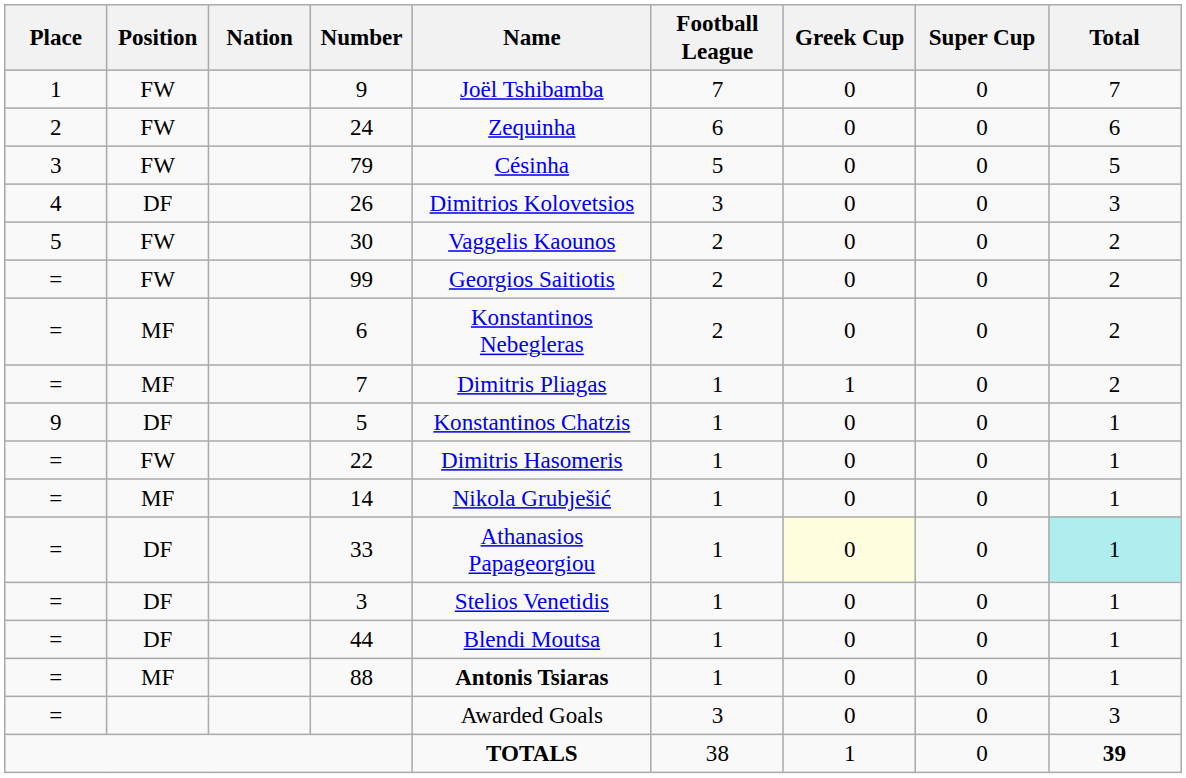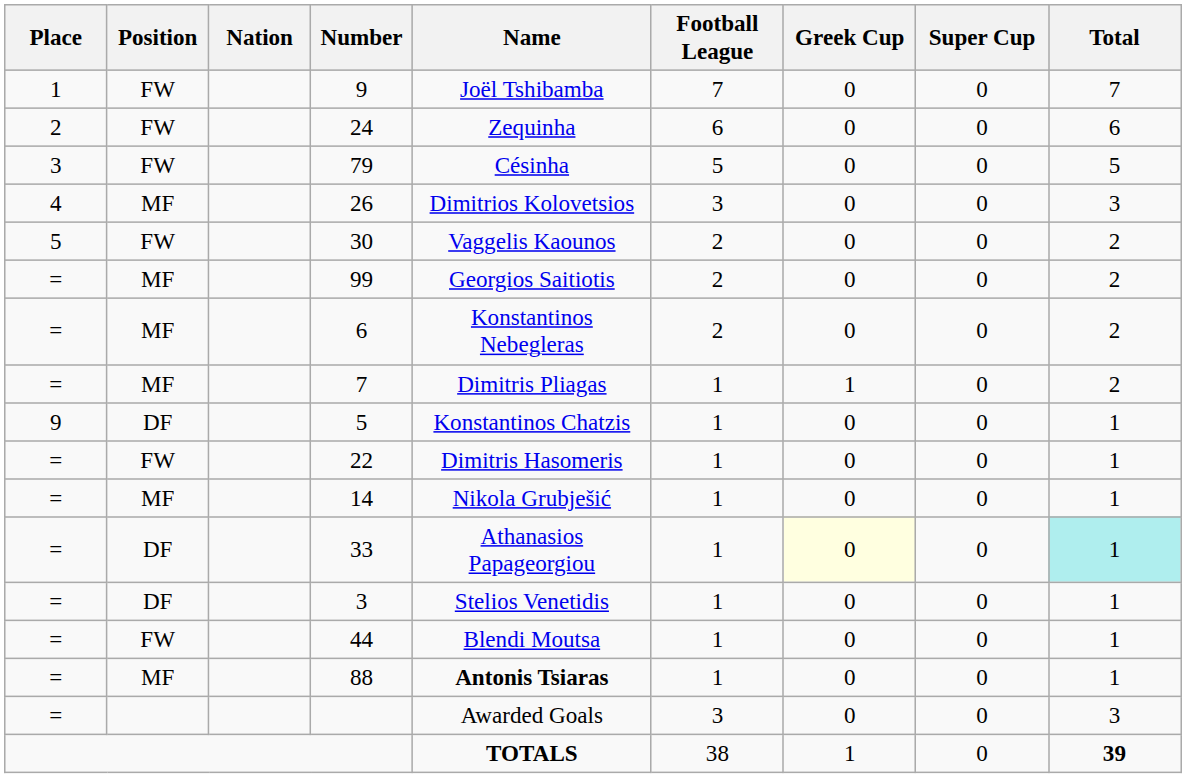(158, 203) DF -> (158, 203) MF
(158, 279) FW -> (158, 279) MF
(158, 639) DF -> (158, 639) FW
